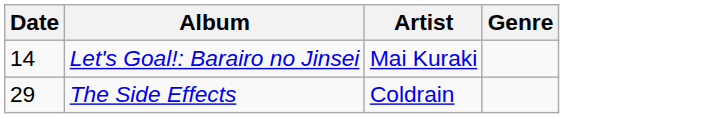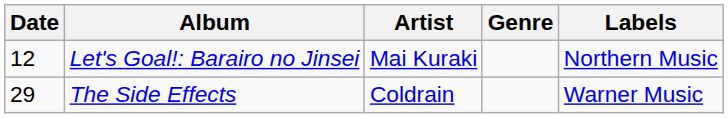+ column: (641, 22)
(23, 58) 14 -> (23, 58) 12
